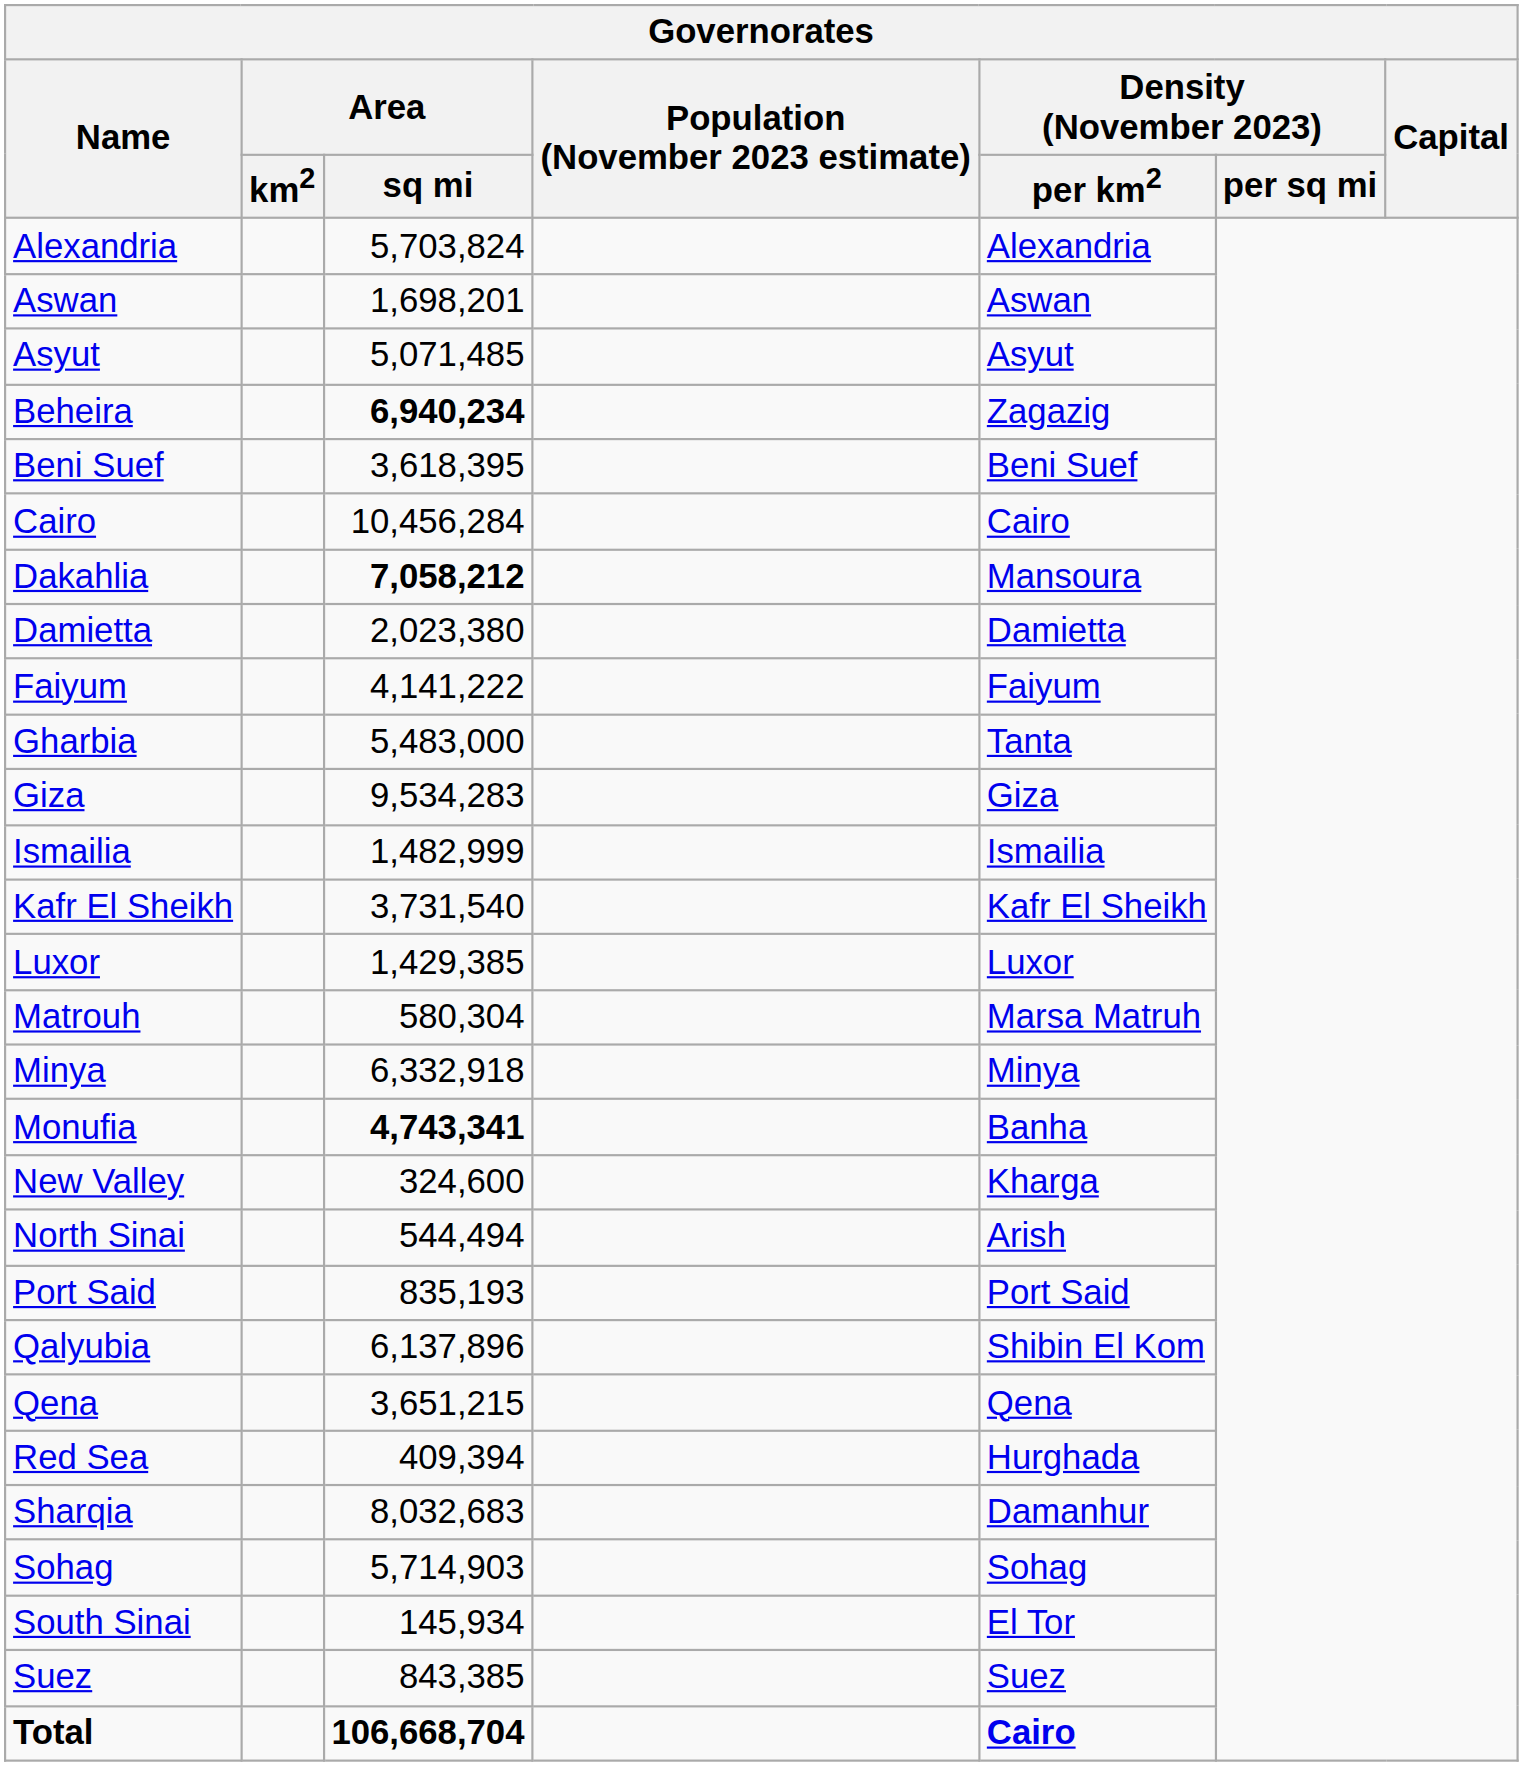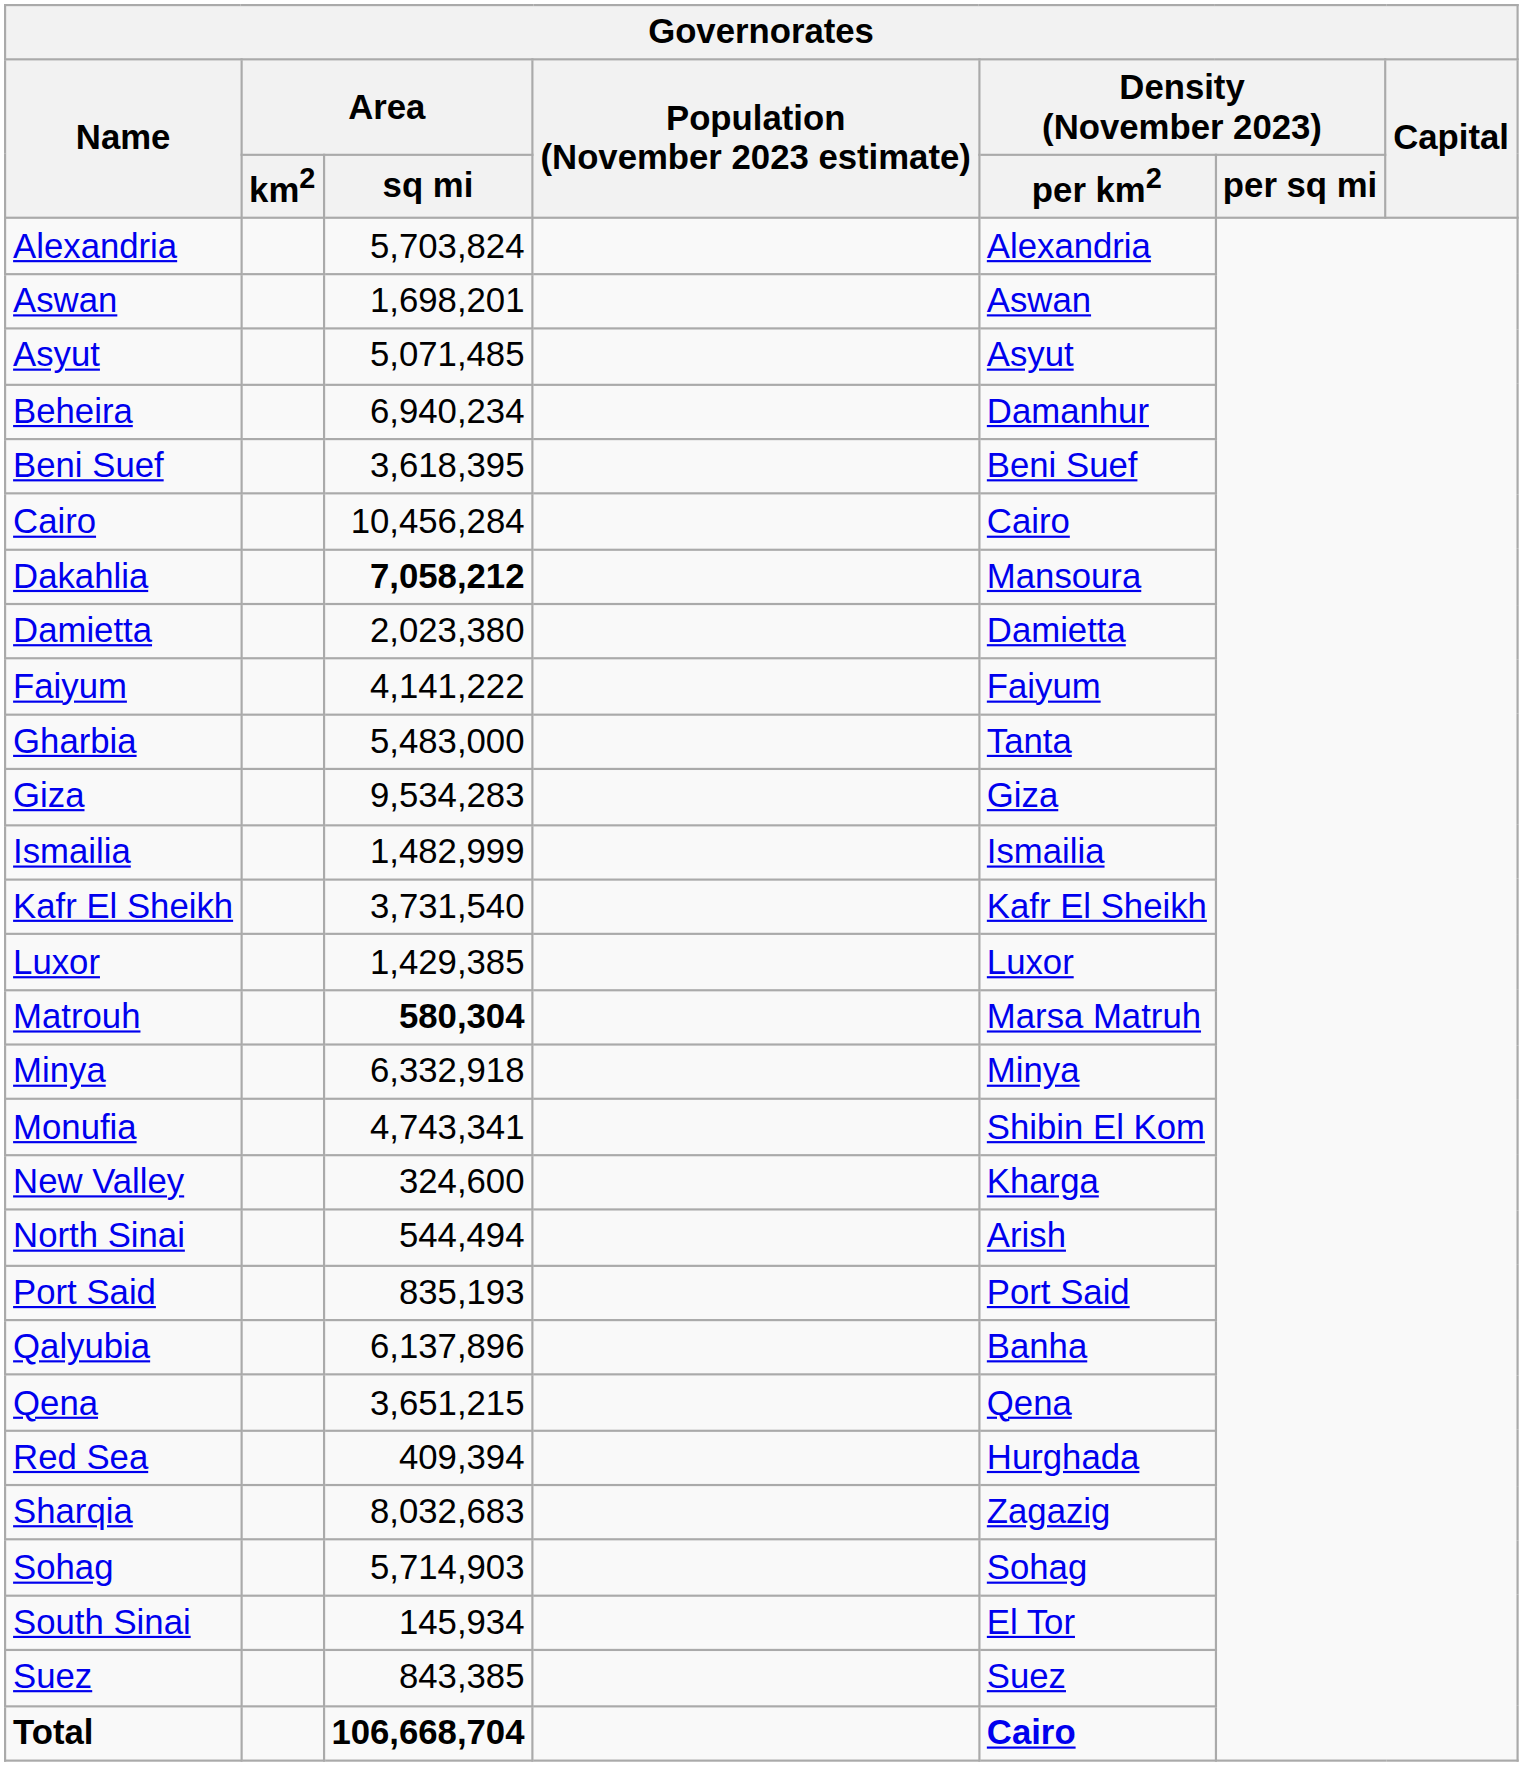(447, 410) bold -> (447, 410) normal
(1049, 410) Zagazig -> (1068, 410) Damanhur
(462, 1016) normal -> (462, 1016) bold
(447, 1126) bold -> (447, 1126) normal
(1037, 1126) Banha -> (1096, 1126) Shibin El Kom
(1096, 1346) Shibin El Kom -> (1037, 1346) Banha
(1068, 1512) Damanhur -> (1049, 1512) Zagazig
